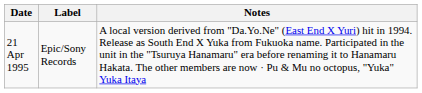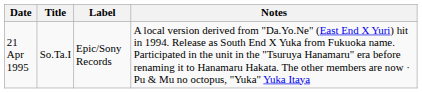+ column: (55, 13)
